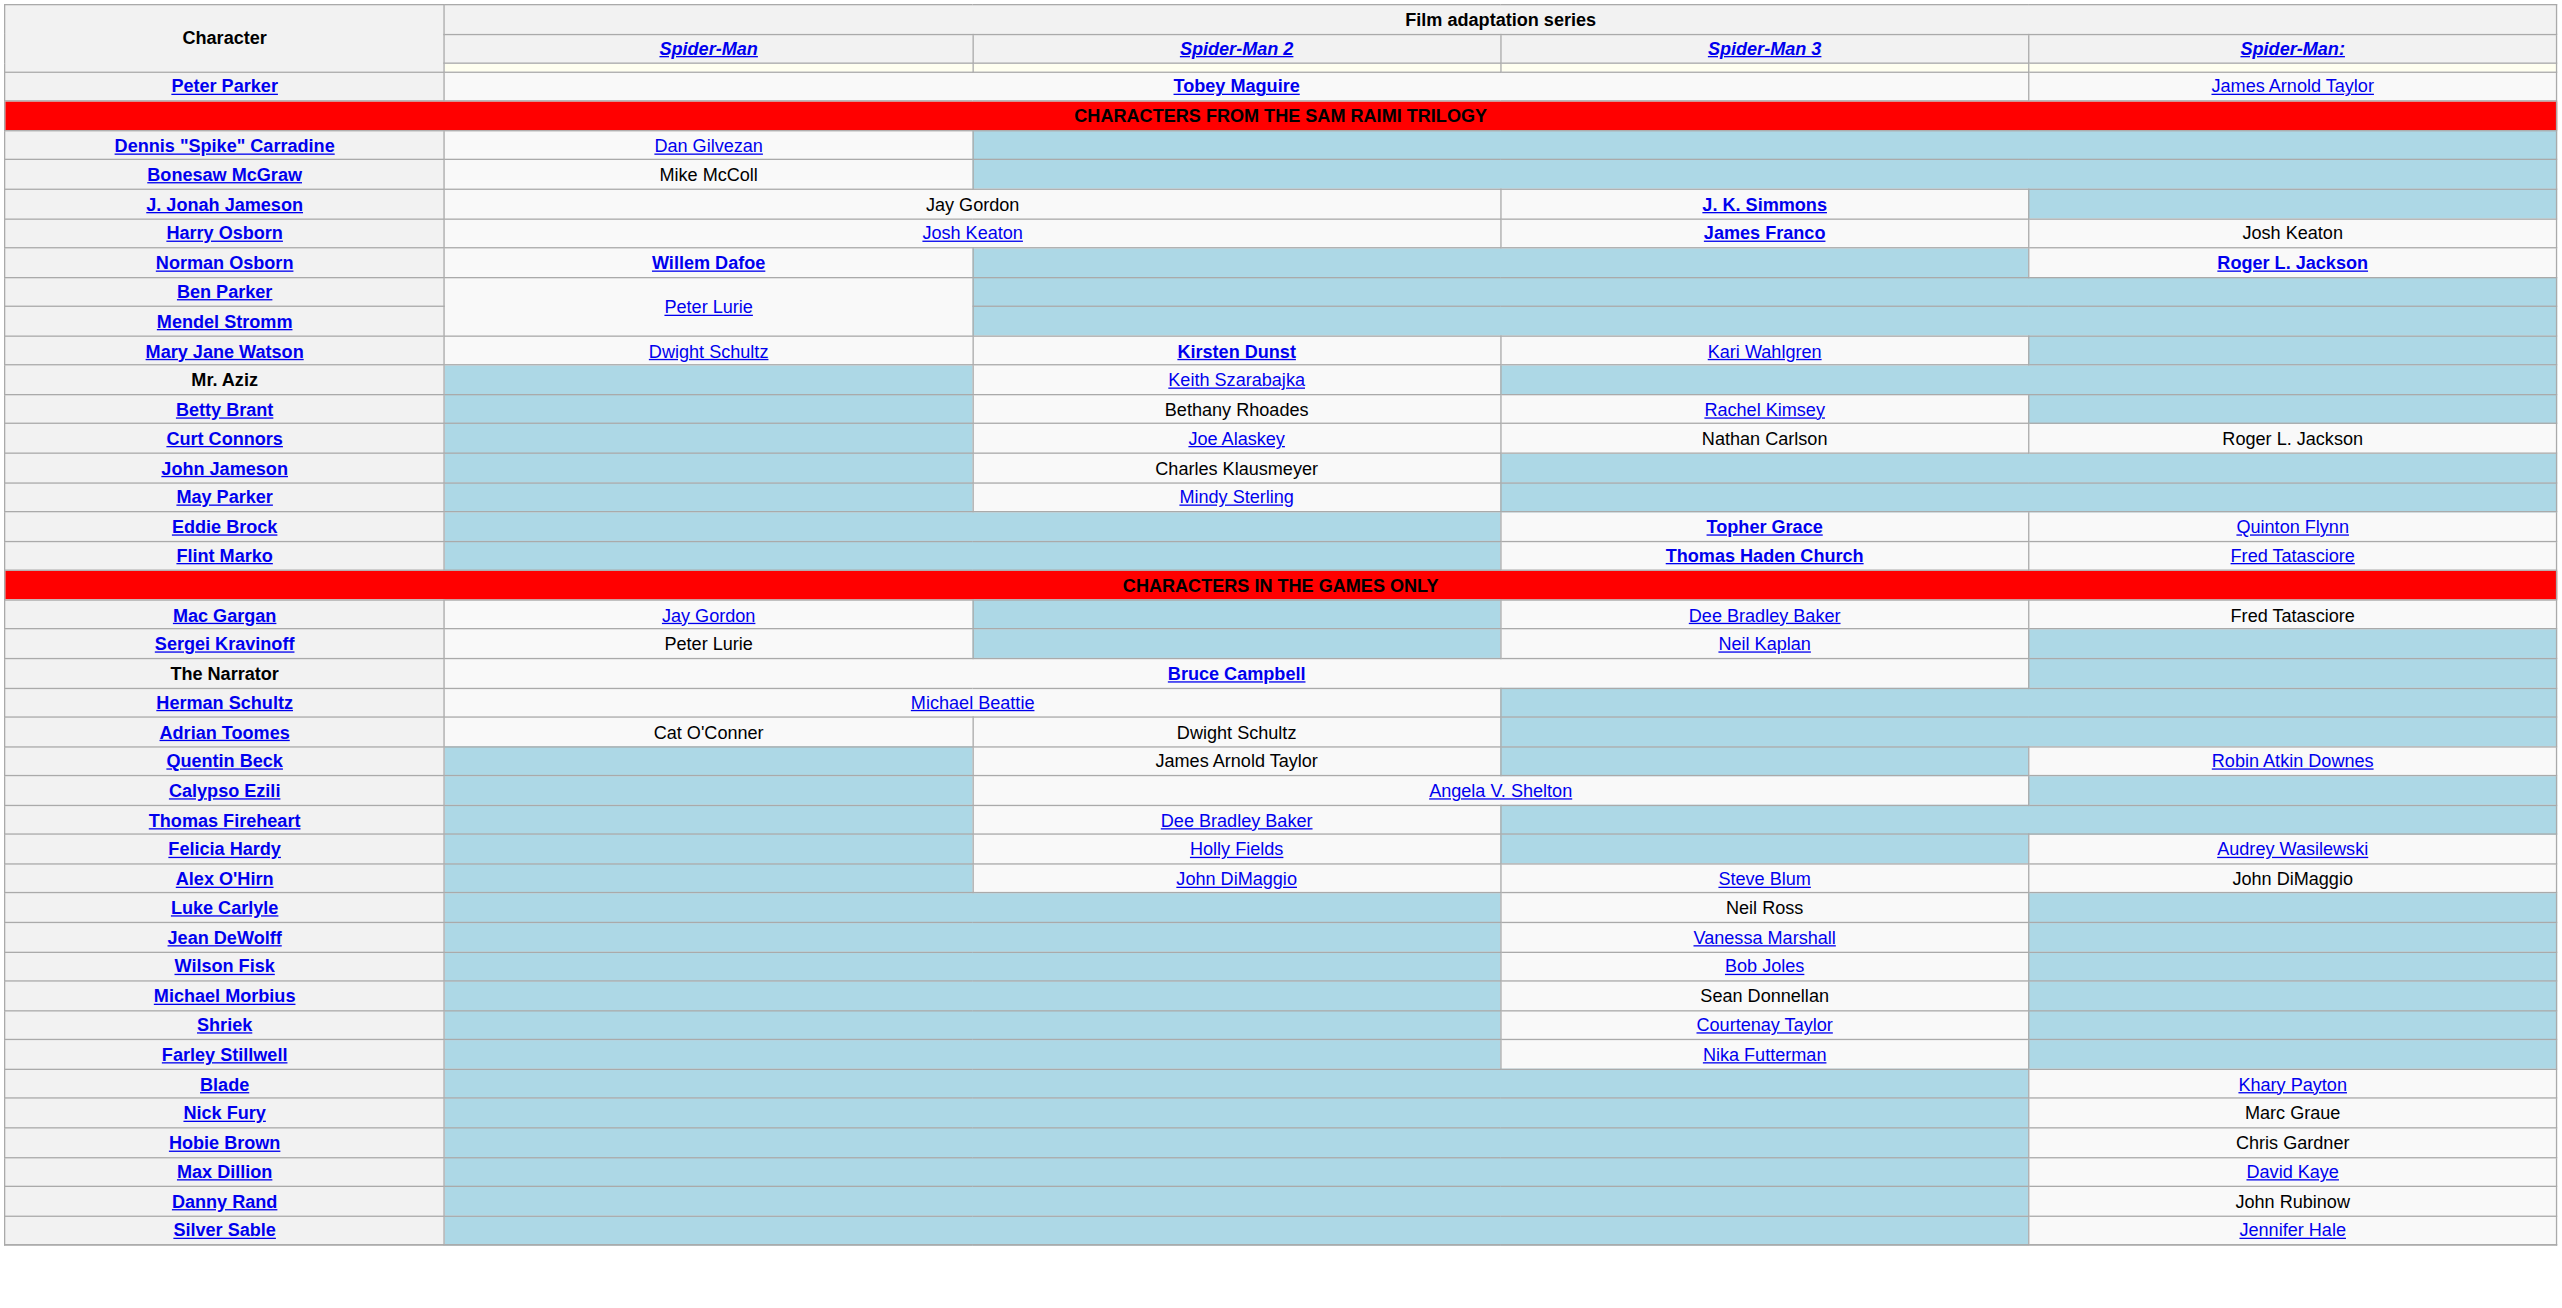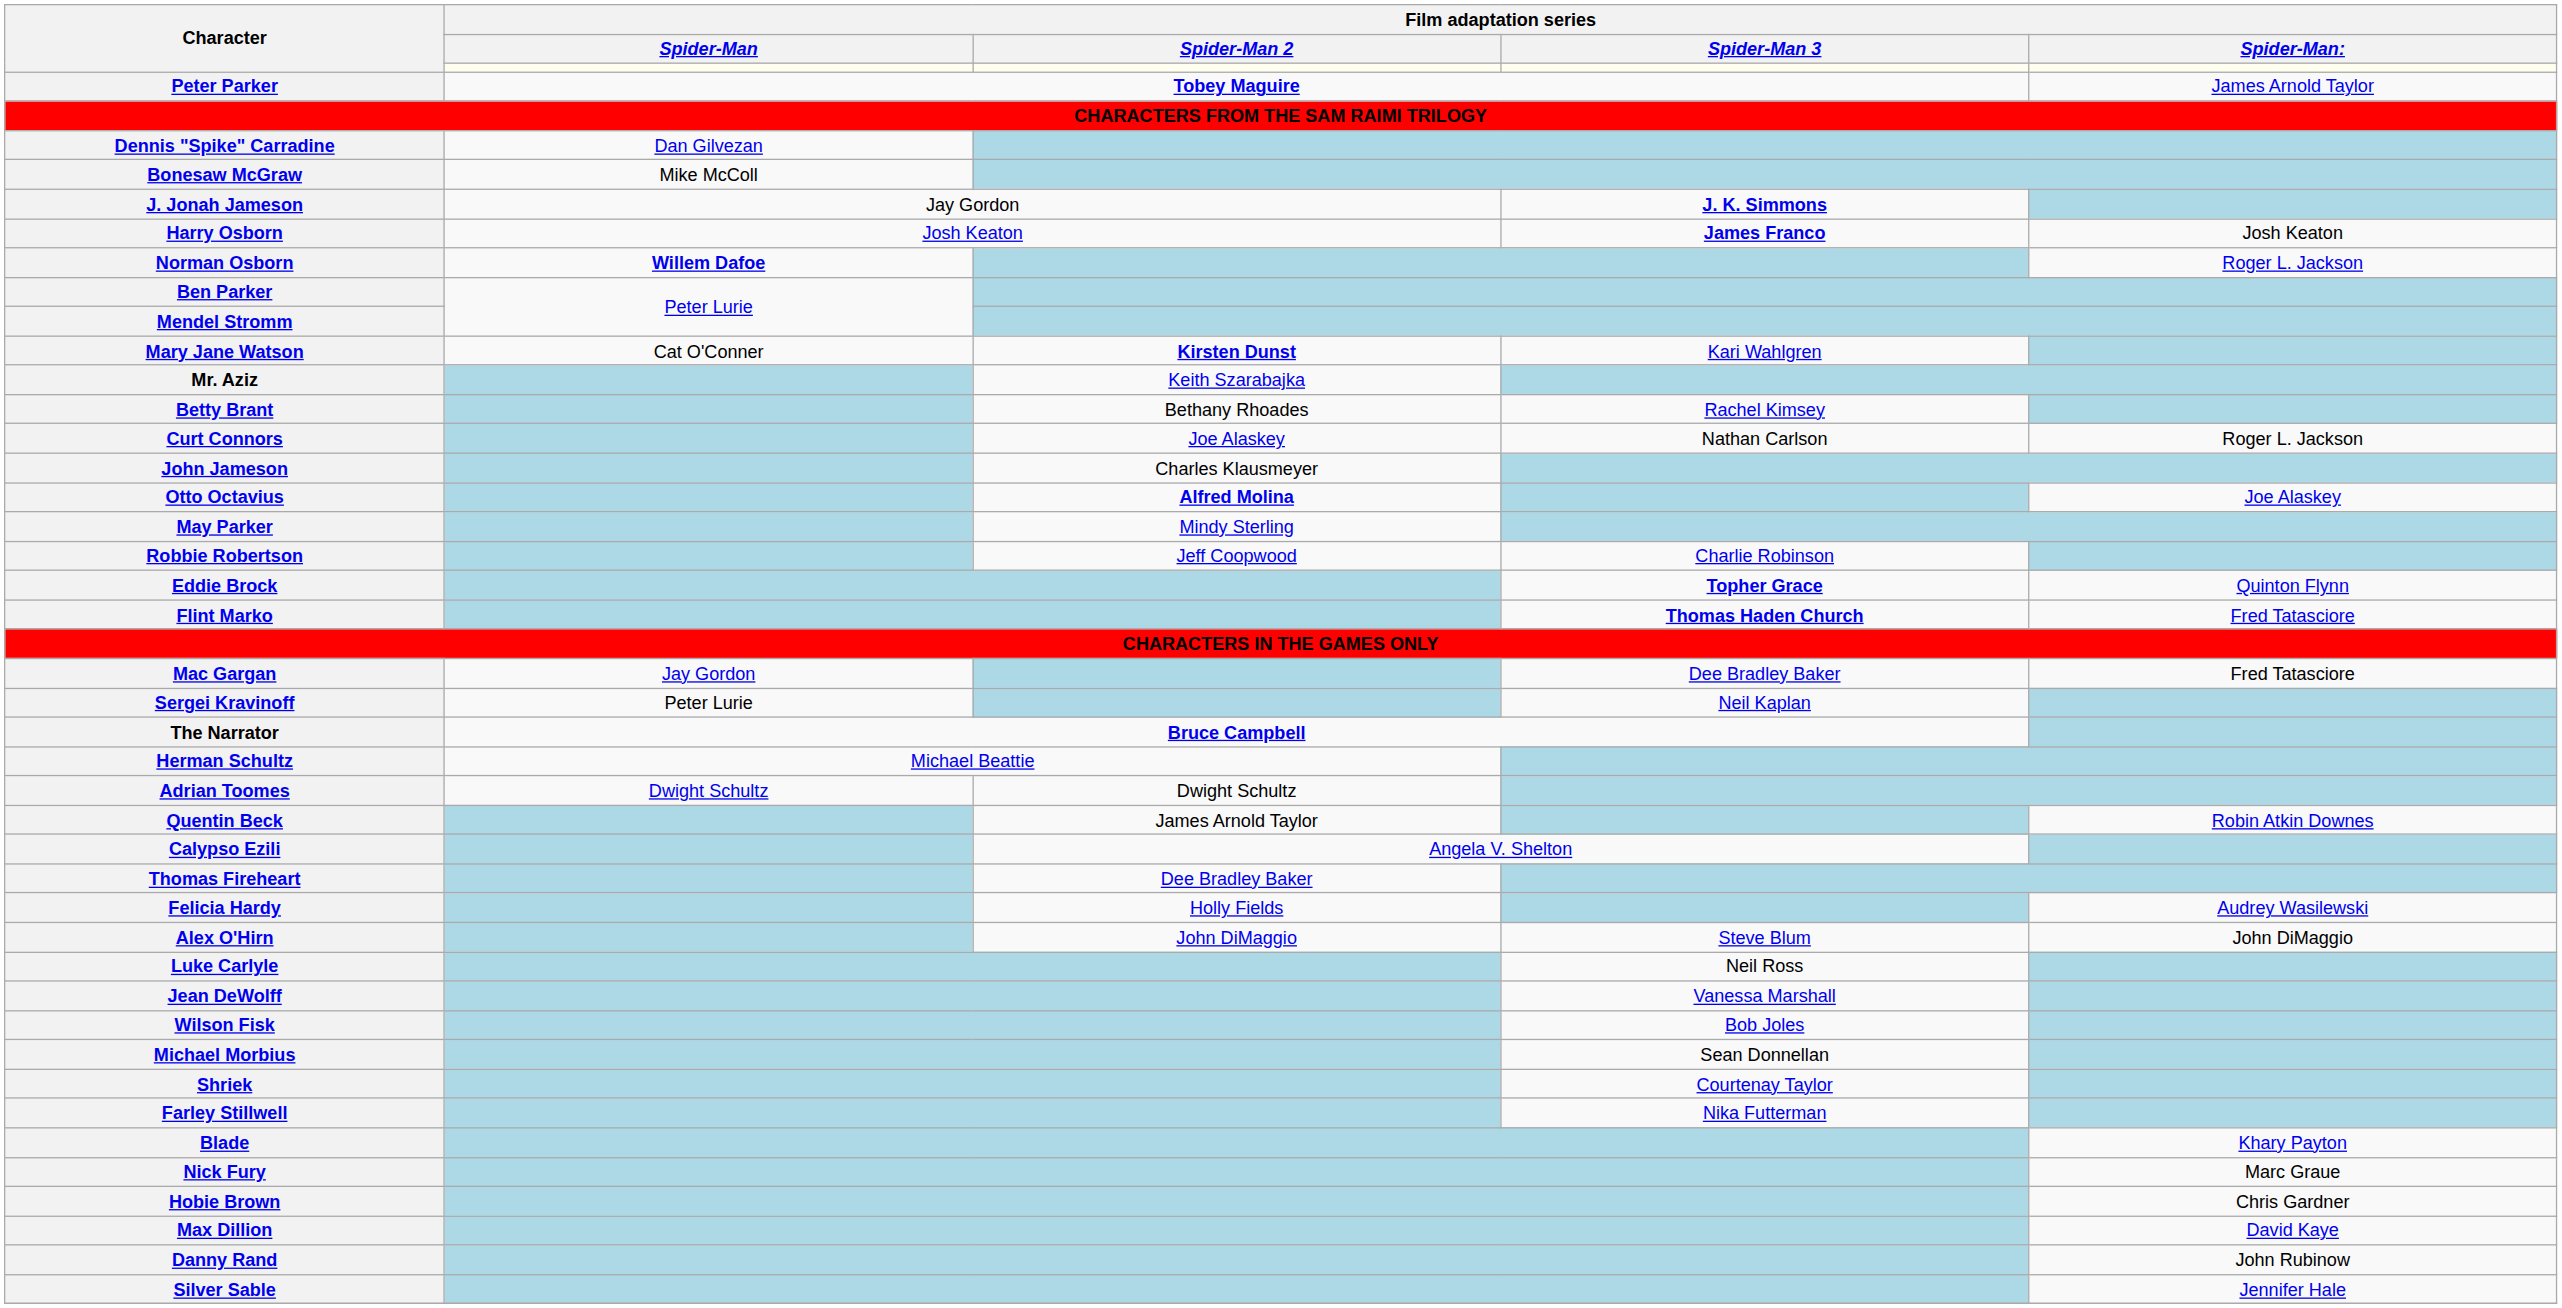(2293, 262) bold -> (2293, 262) normal
(709, 350) Dwight Schultz -> (709, 350) Cat O'Conner
+ row: (225, 497)
+ row: (225, 556)
(709, 732) Cat O'Conner -> (709, 790) Dwight Schultz
